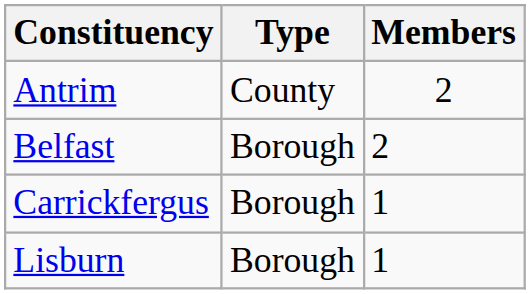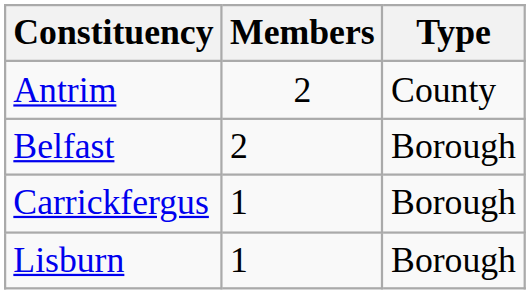columns swapped: (444, 32) <-> (292, 32)
